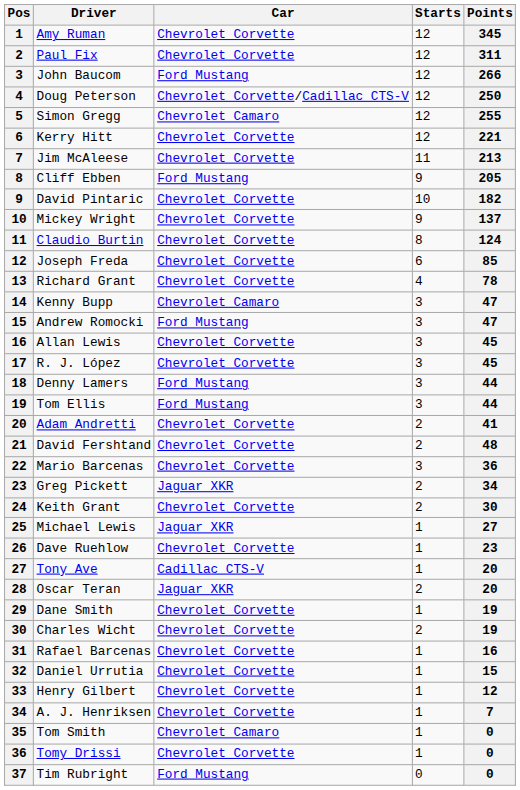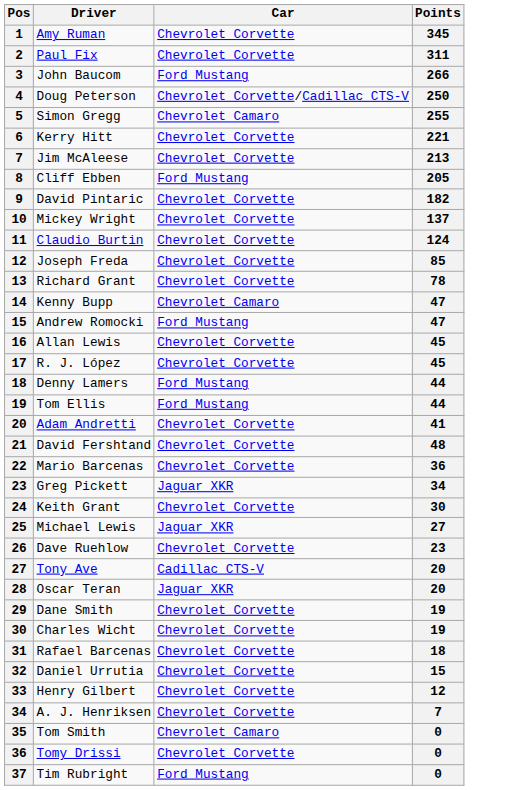- column: (438, 15)
(490, 652) 16 -> (438, 652) 18
